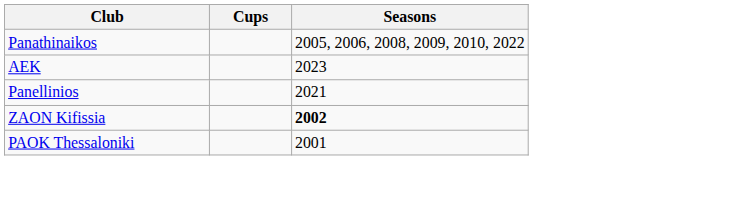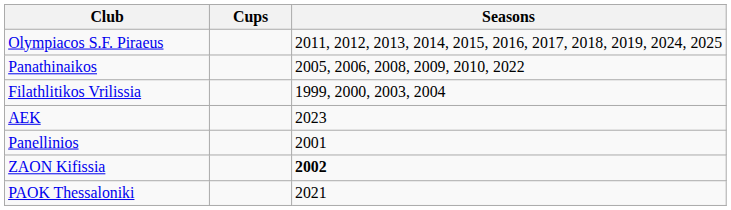+ row: (86, 42)
+ row: (75, 92)
(311, 92) 2021 -> (311, 142) 2001
(311, 142) 2001 -> (311, 192) 2021
